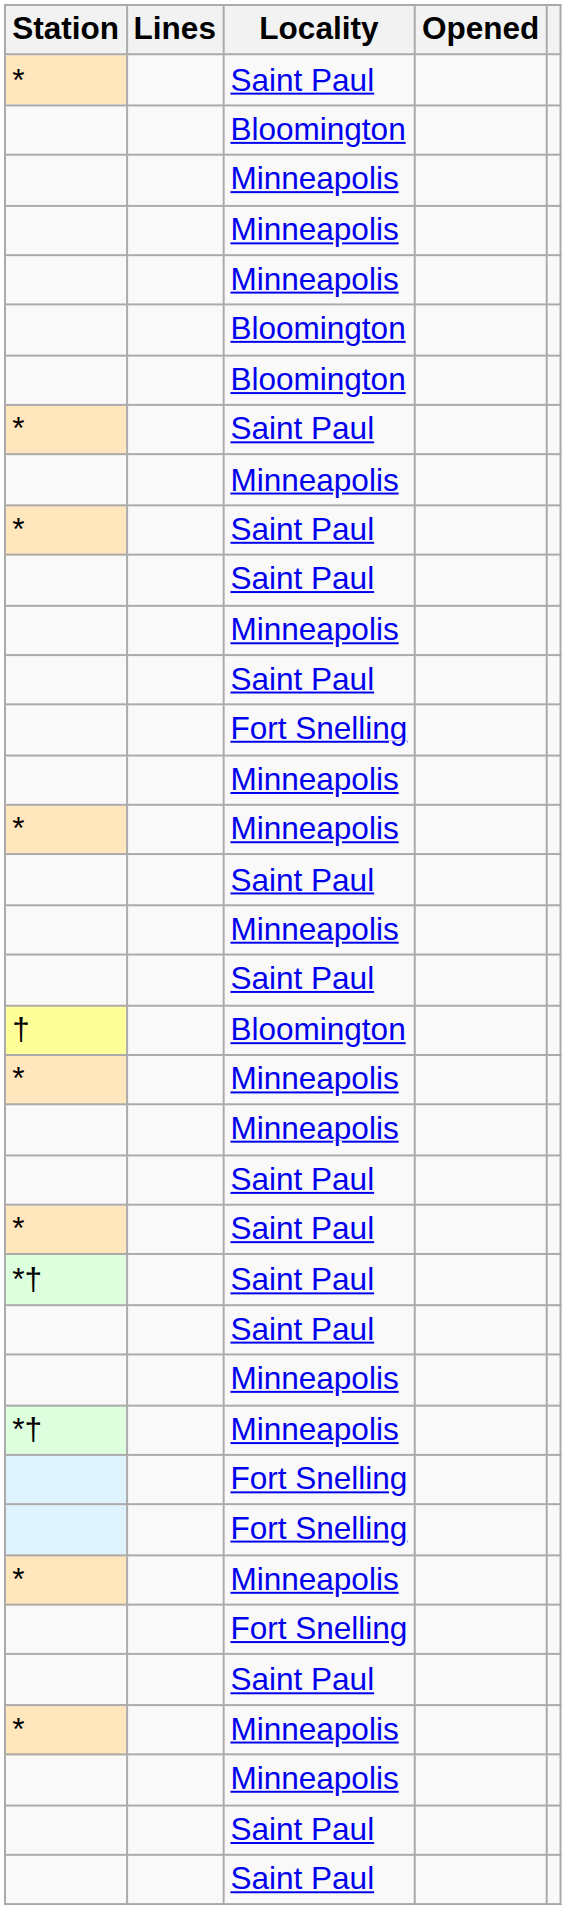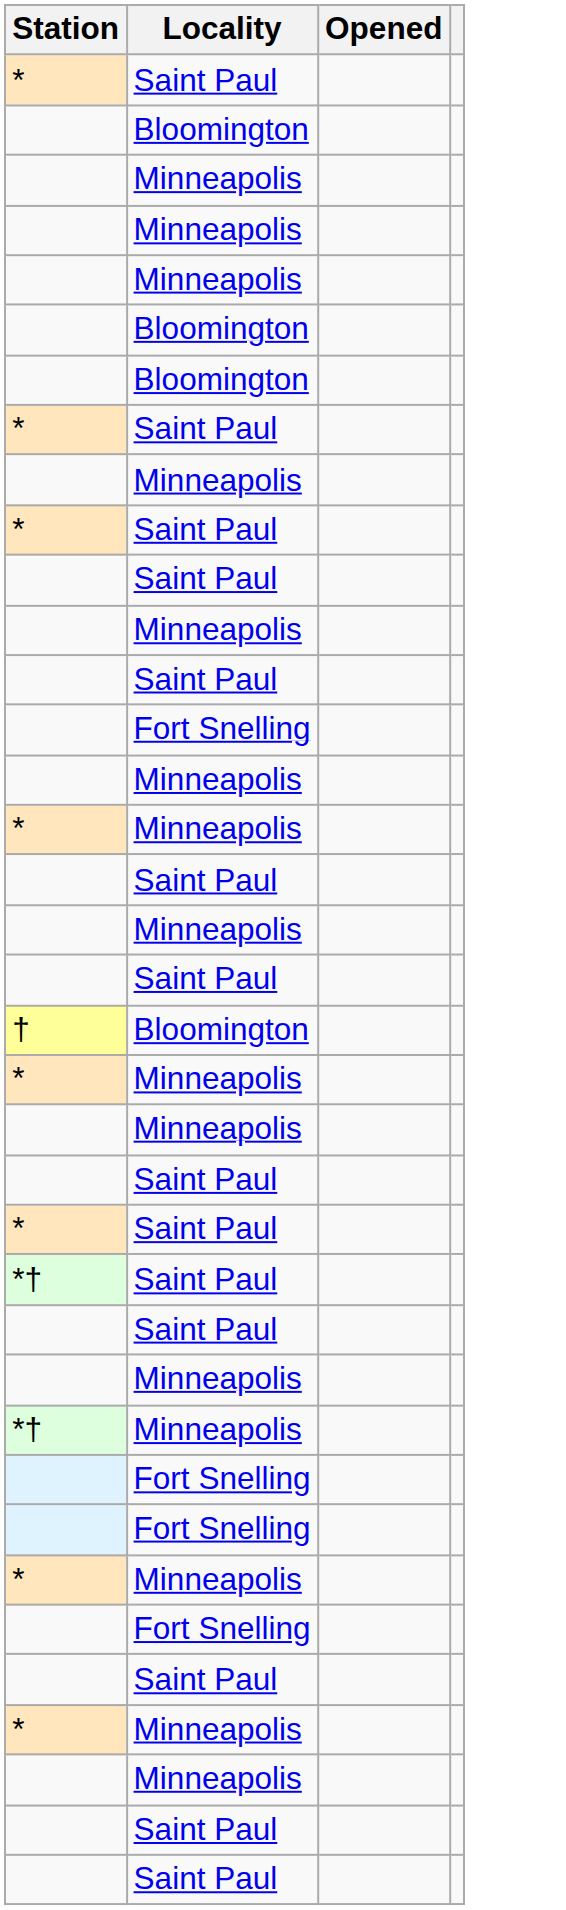- column: (175, 29)
